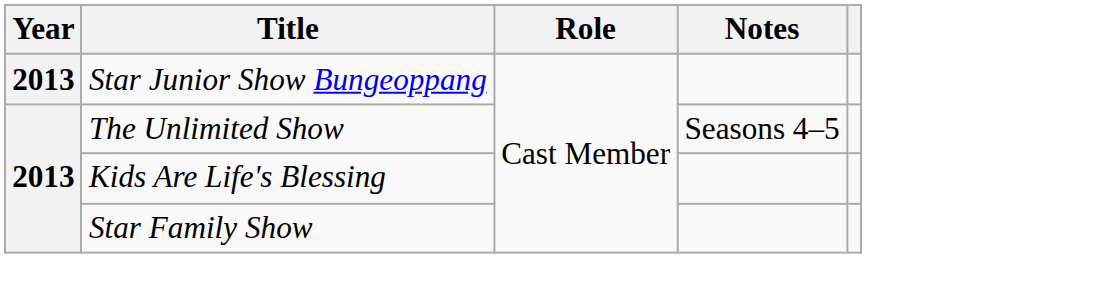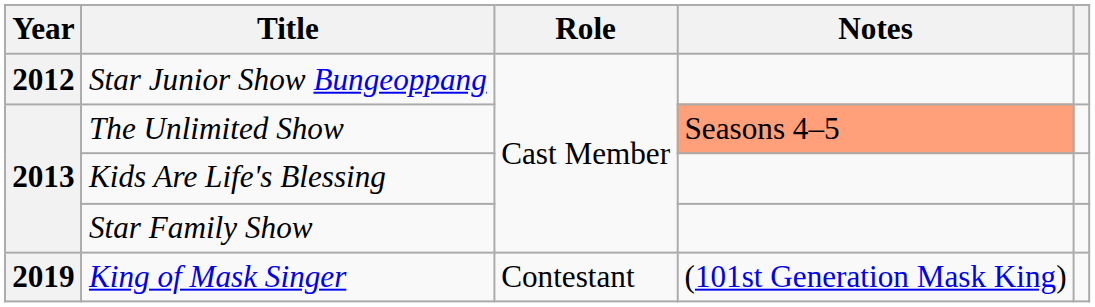(43, 78) 2013 -> (43, 78) 2012
(762, 128) no background -> (762, 128) lightsalmon background
+ row: (218, 276)
